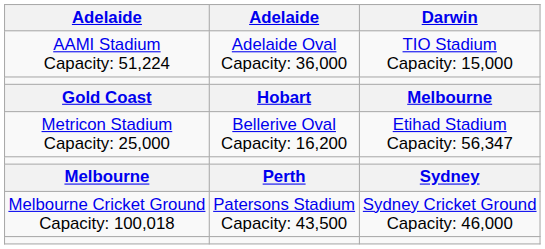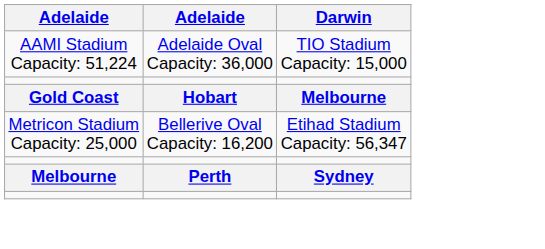- row: (107, 213)
